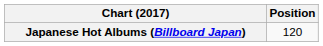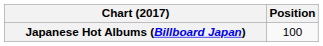(292, 32) 120 -> (292, 32) 100
